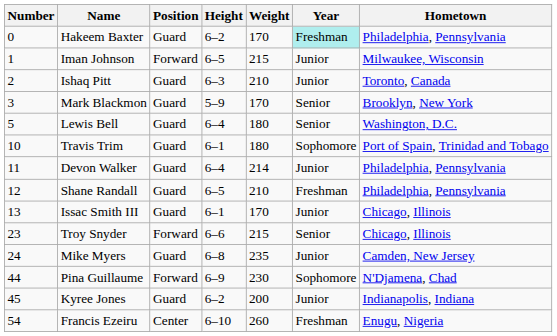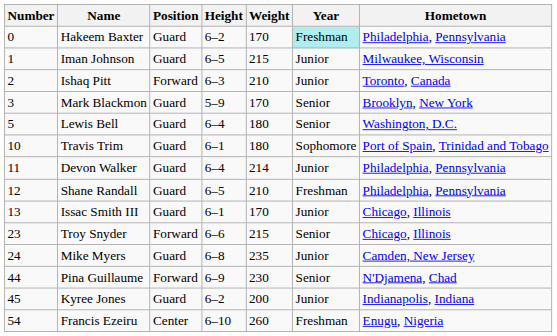(175, 59) Forward -> (170, 59) Guard
(170, 81) Guard -> (175, 81) Forward
(326, 277) Sophomore -> (313, 277) Senior
